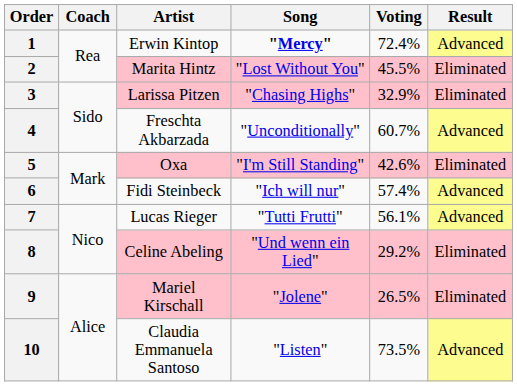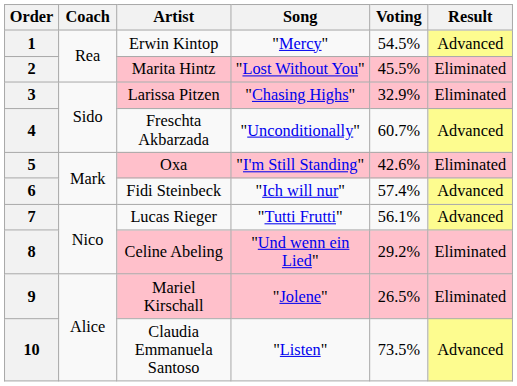(300, 43) bold -> (300, 43) normal
(399, 43) 72.4% -> (399, 43) 54.5%
